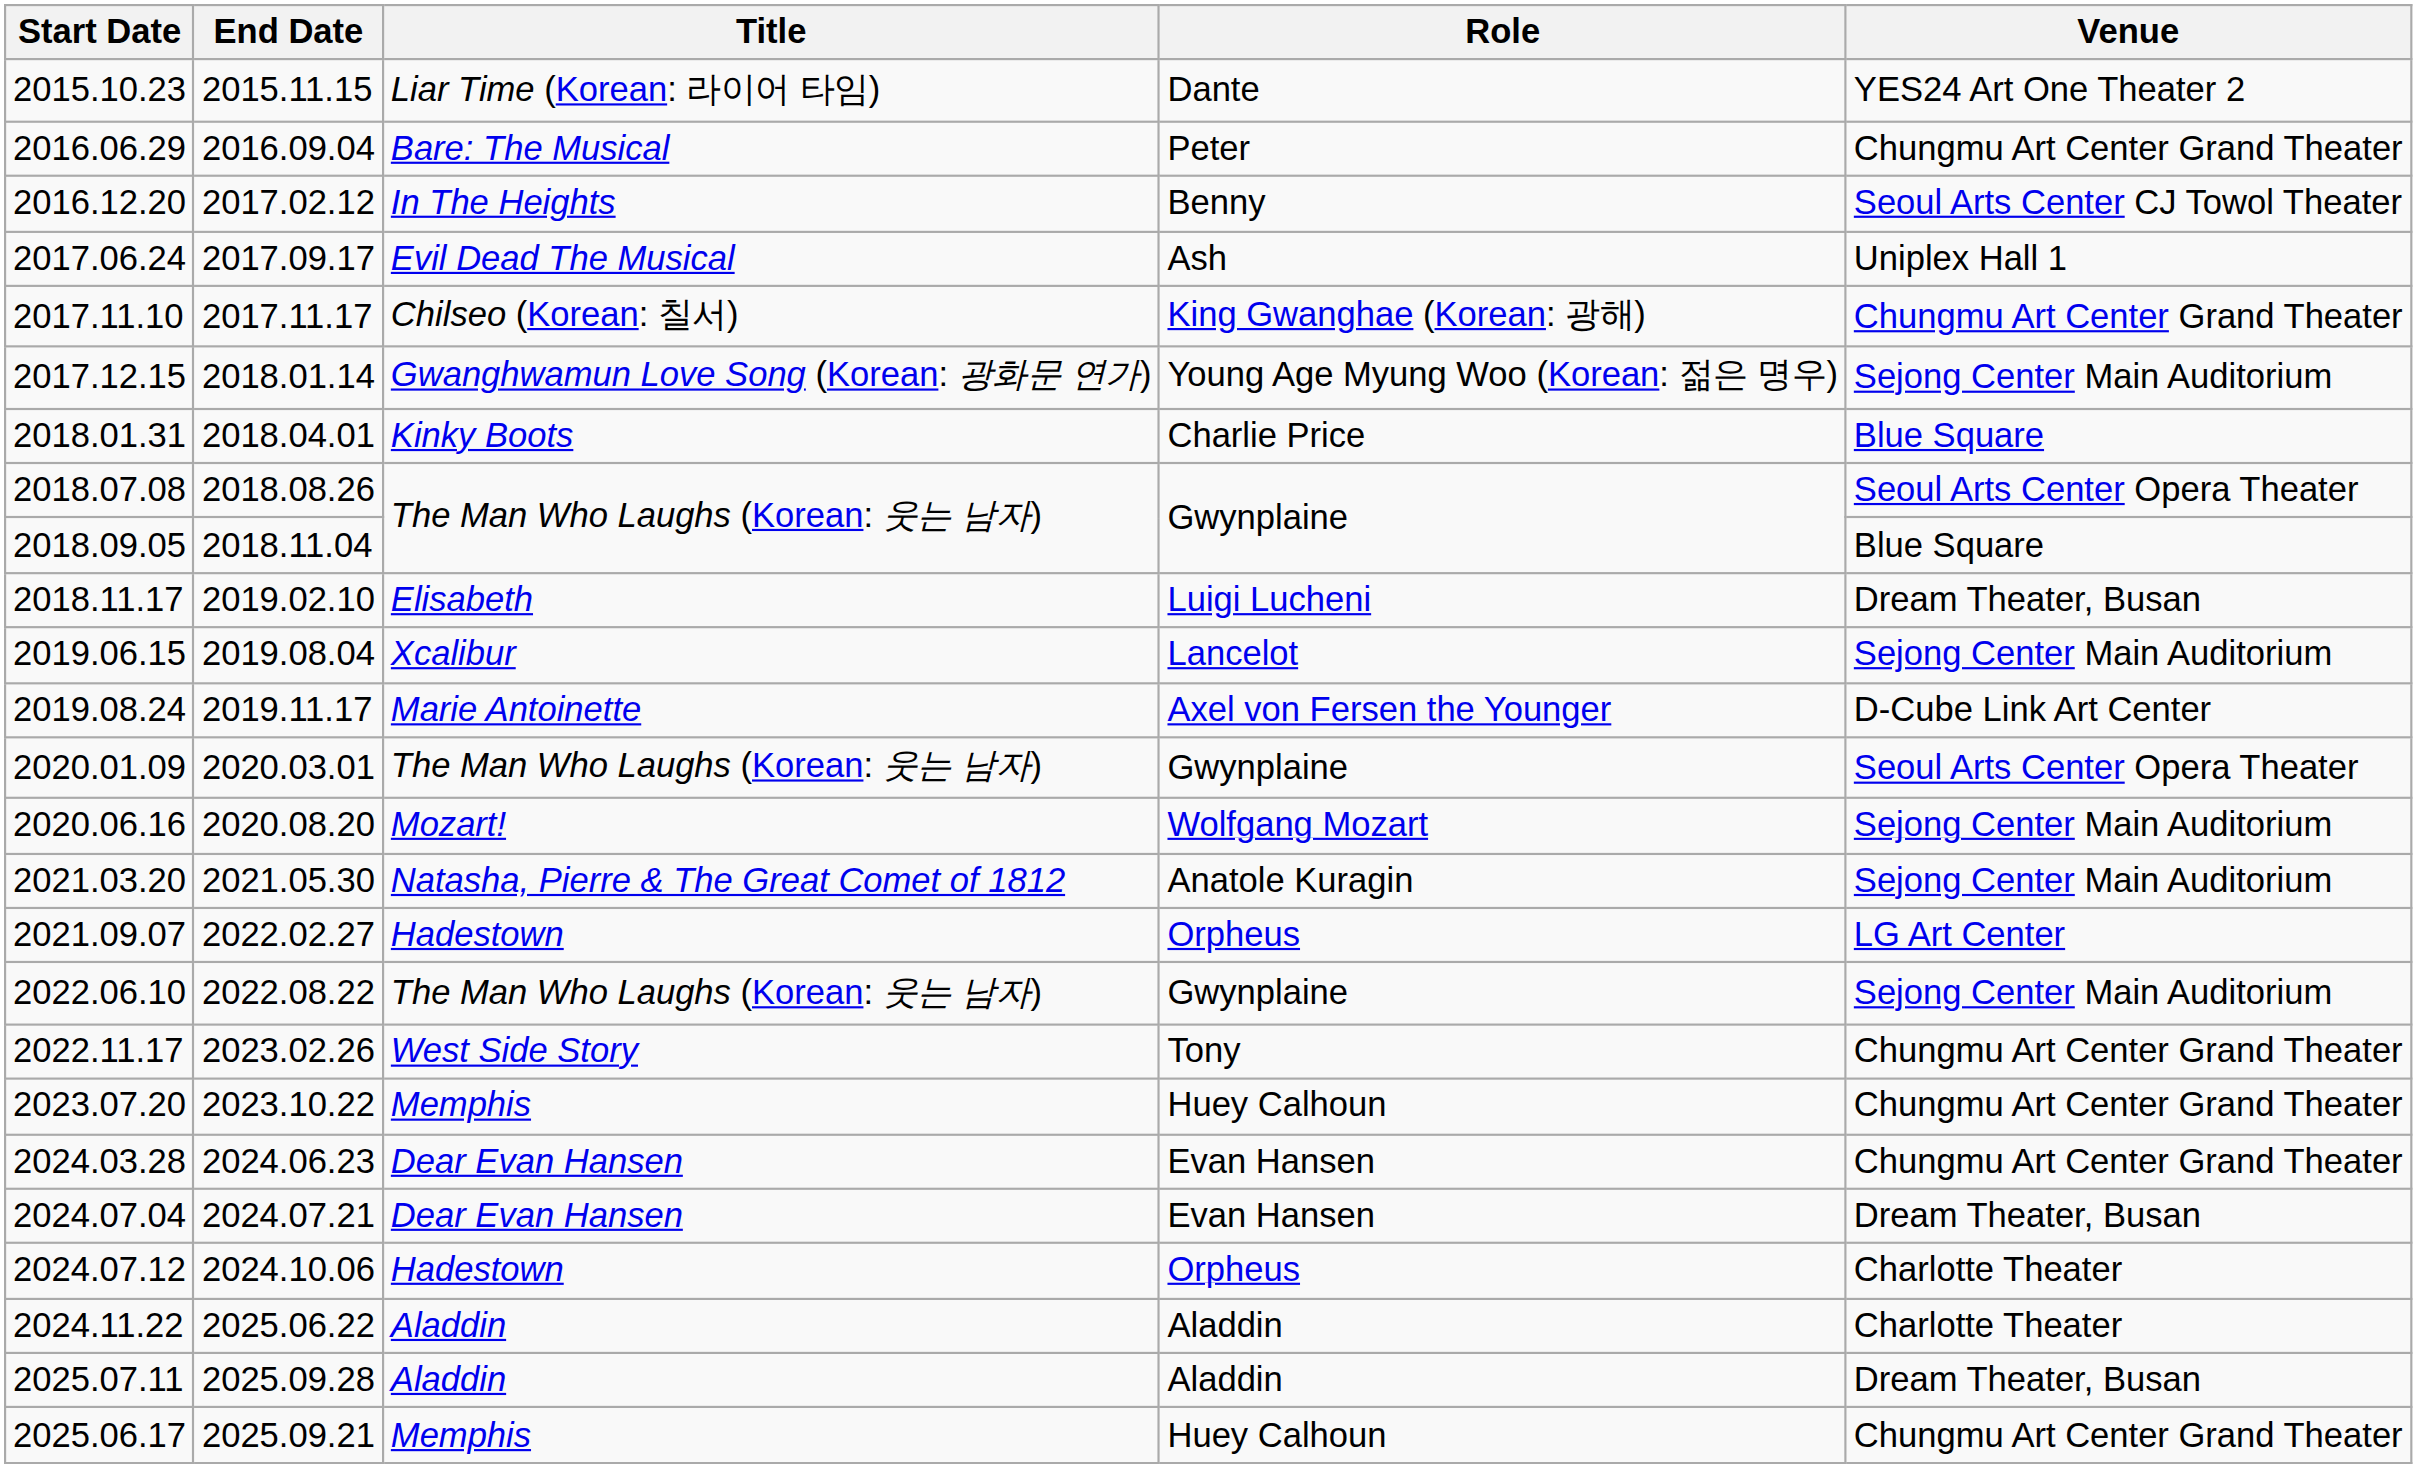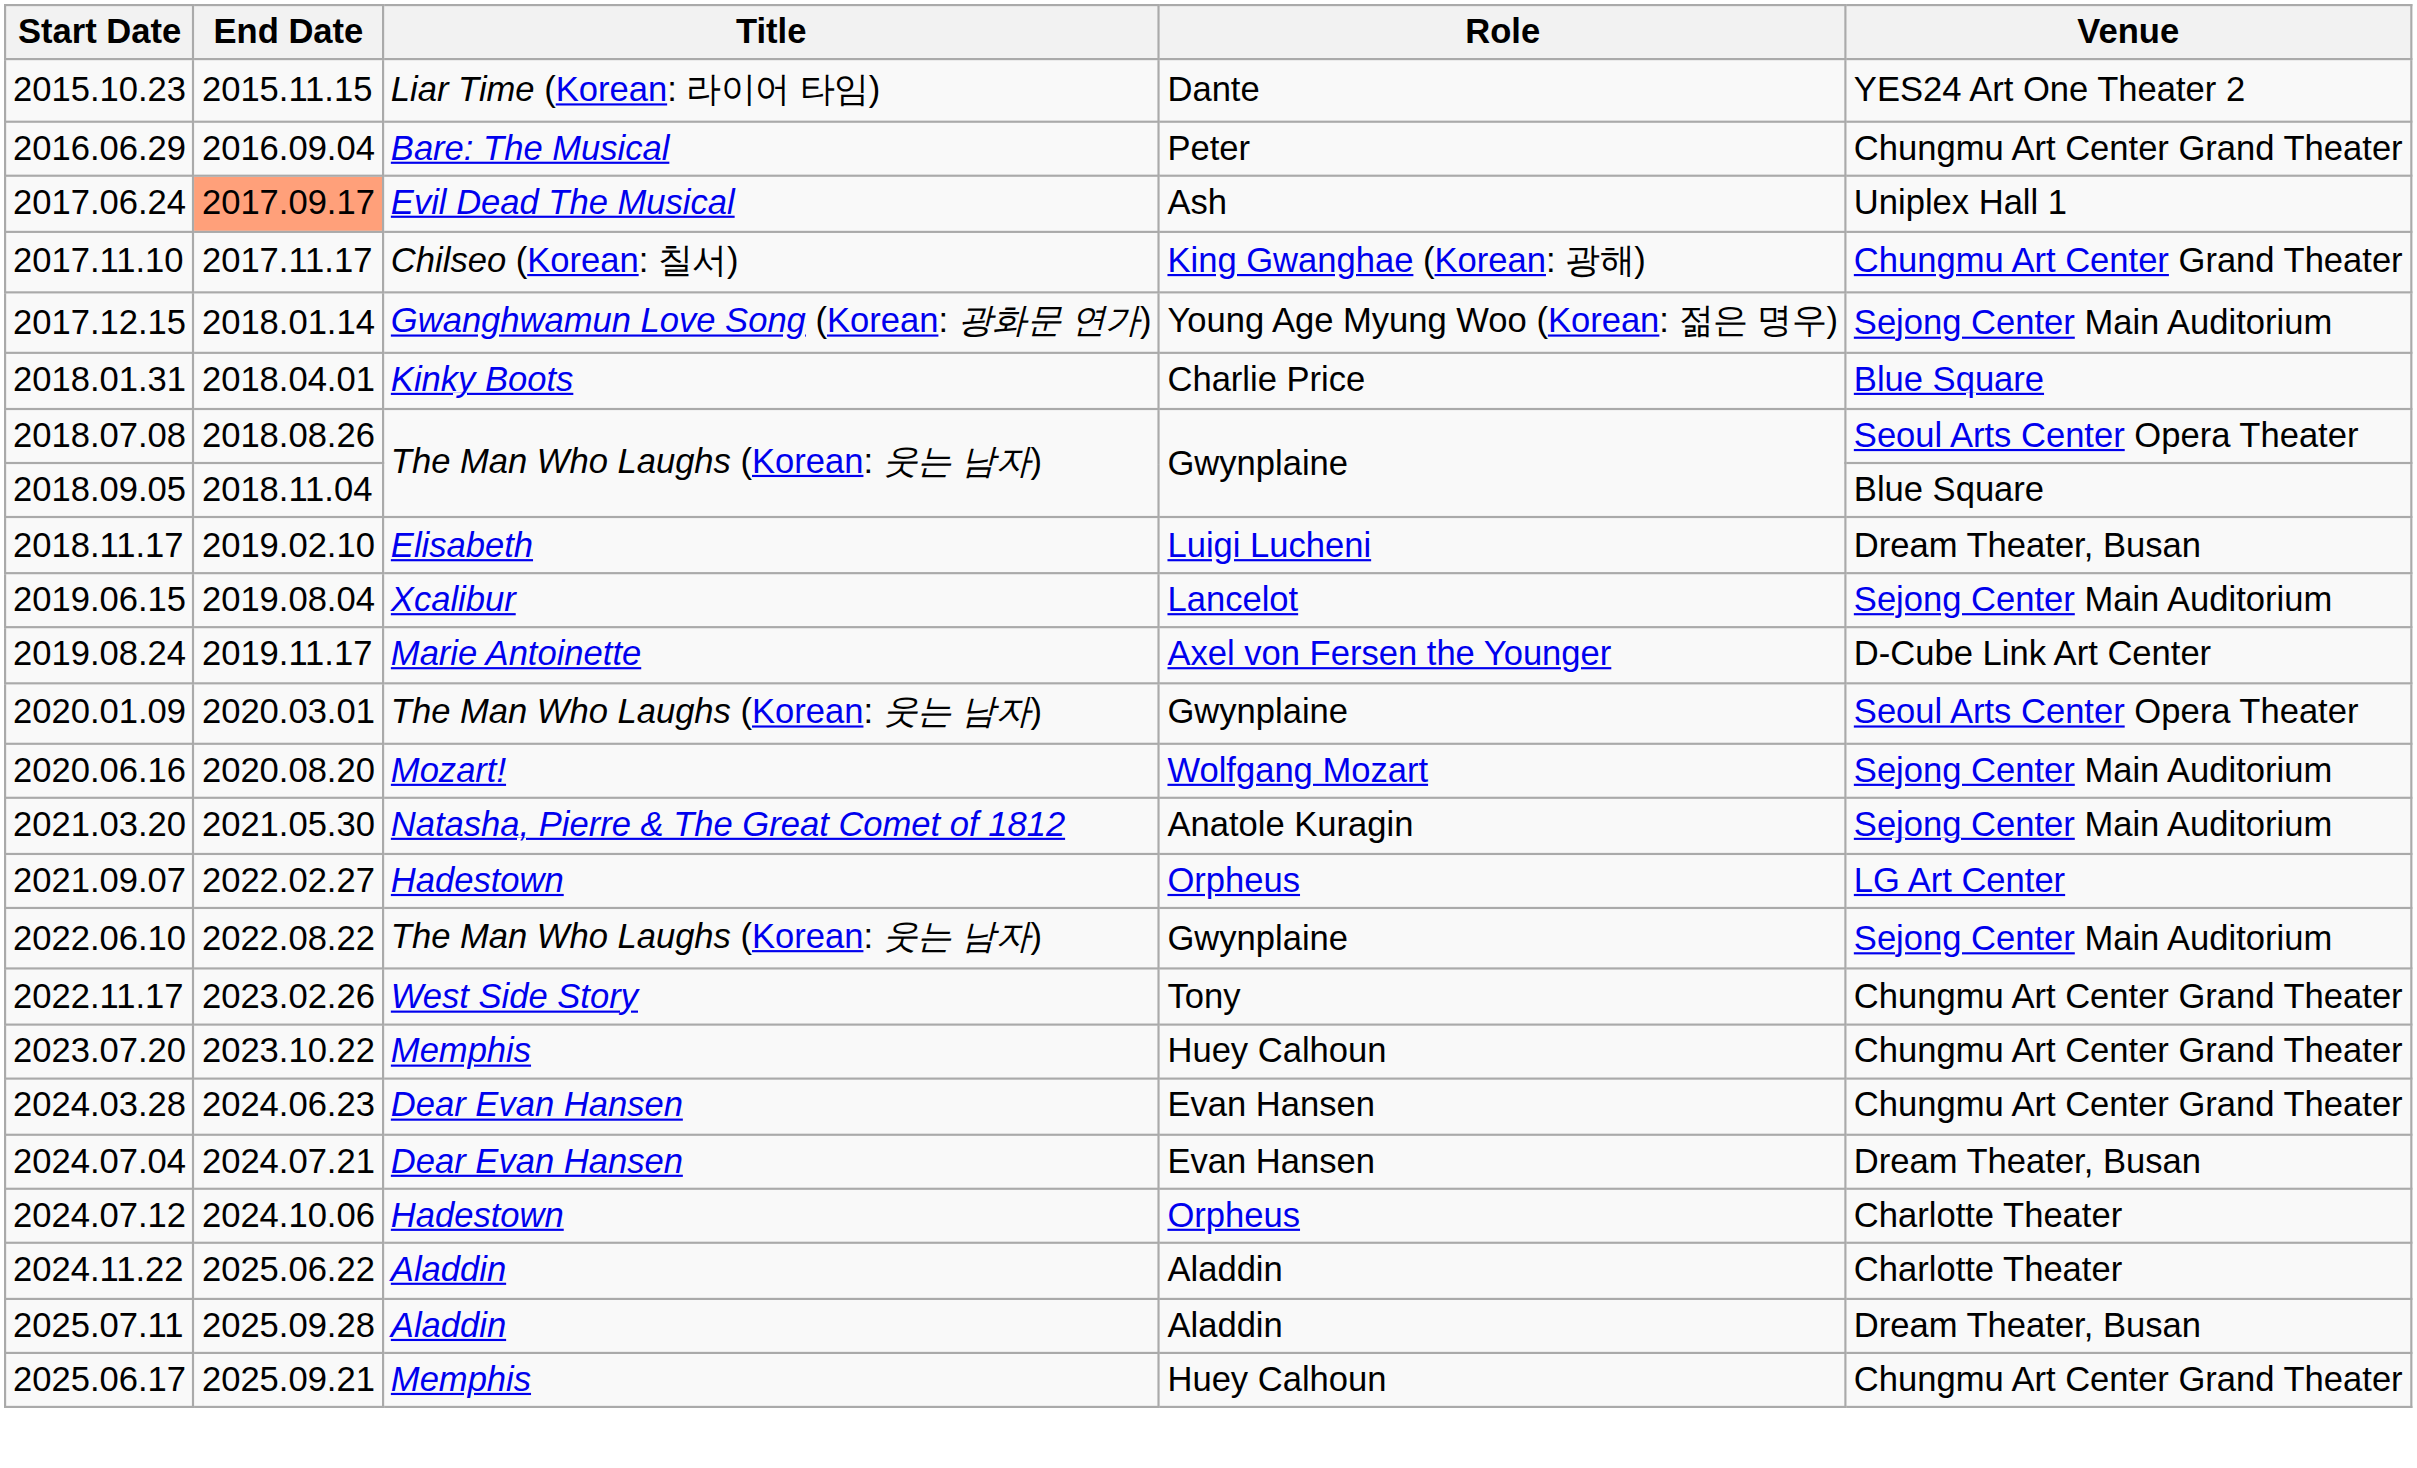- row: (100, 202)
(288, 257) no background -> (288, 202) lightsalmon background
